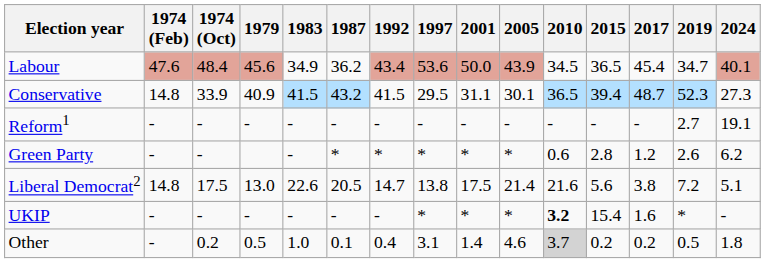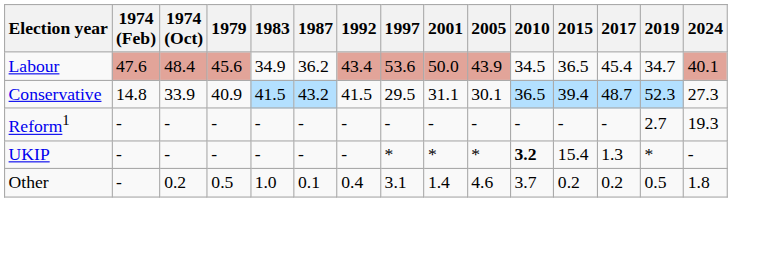(736, 124) 19.1 -> (703, 124) 19.3
- row: (51, 154)
- row: (75, 184)
(645, 215) 1.6 -> (612, 154) 1.3
(558, 243) lightgrey background -> (526, 182) no background
